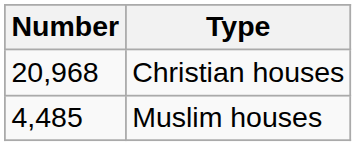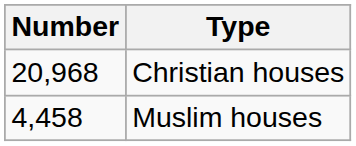(47, 117) 4,485 -> (47, 117) 4,458
